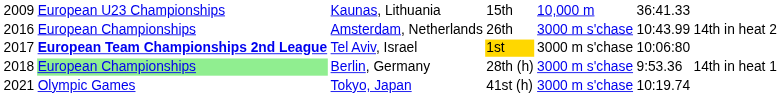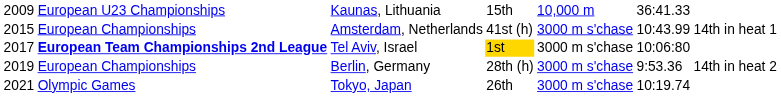(19, 29) 2016 -> (19, 29) 2015
(500, 29) 26th -> (510, 29) 41st (h)
(735, 29) 14th in heat 2 -> (735, 29) 14th in heat 1
(19, 67) 2018 -> (19, 67) 2019
(117, 67) lightgreen background -> (117, 67) no background
(735, 67) 14th in heat 1 -> (735, 67) 14th in heat 2
(510, 86) 41st (h) -> (500, 86) 26th
